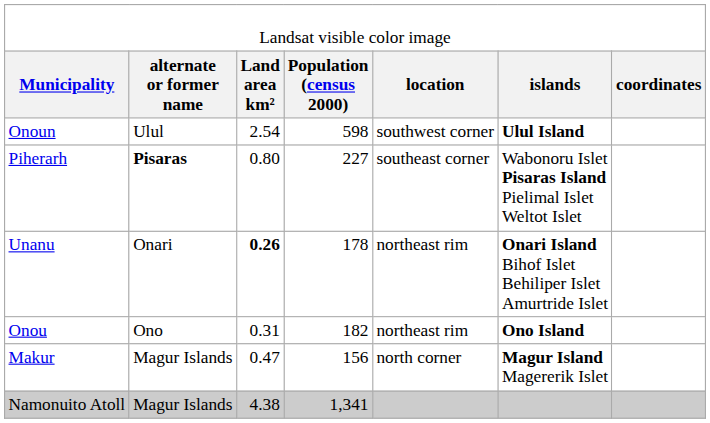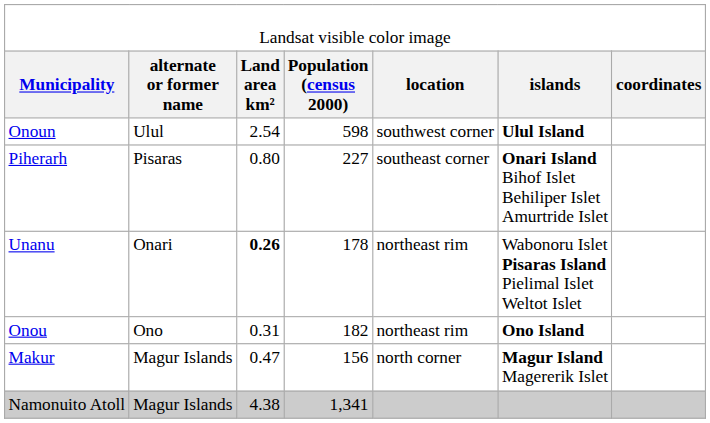(160, 187) bold -> (158, 187) normal
(555, 187) Wabonoru Islet Pisaras Island Pielimal Islet Weltot Islet -> (555, 187) Onari Island Bihof Islet Behiliper Islet Amurtride Islet
(555, 273) Onari Island Bihof Islet Behiliper Islet Amurtride Islet -> (555, 273) Wabonoru Islet Pisaras Island Pielimal Islet Weltot Islet
